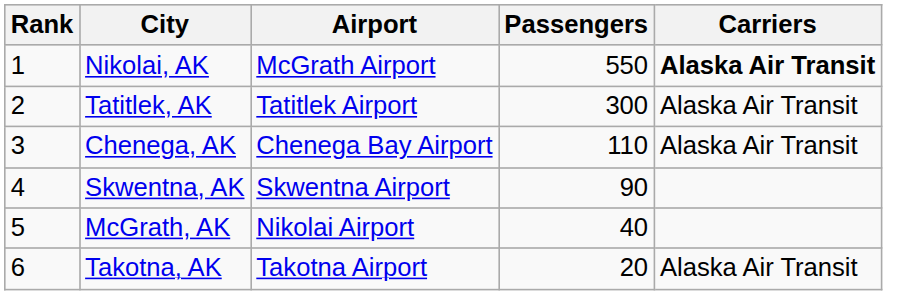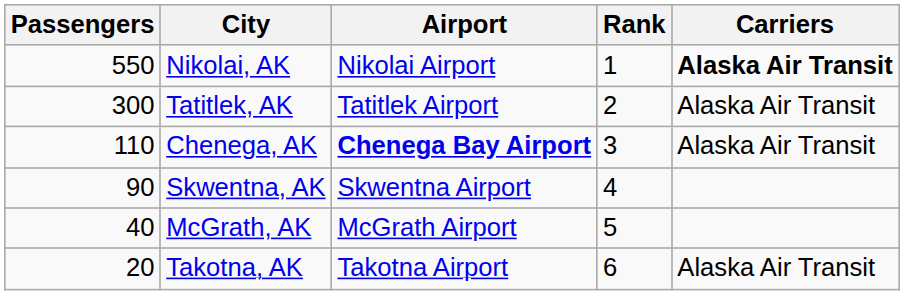columns swapped: (42, 24) <-> (576, 24)
(346, 65) McGrath Airport -> (416, 65) Nikolai Airport
(374, 146) normal -> (464, 146) bold
(335, 227) Nikolai Airport -> (427, 227) McGrath Airport
